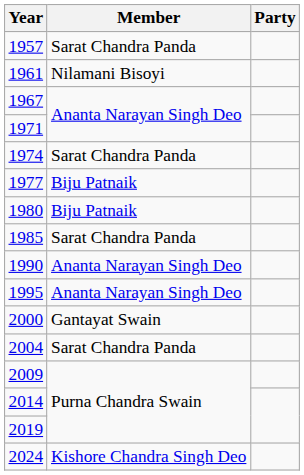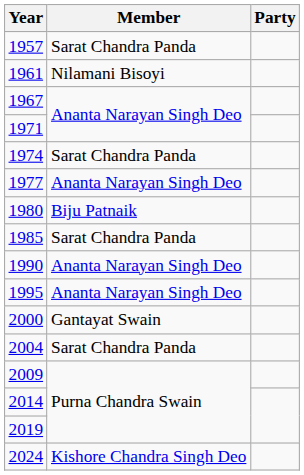(94, 182) Biju Patnaik -> (146, 182) Ananta Narayan Singh Deo
